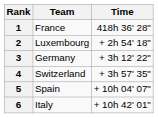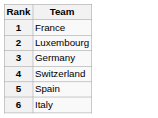- column: (122, 12)
